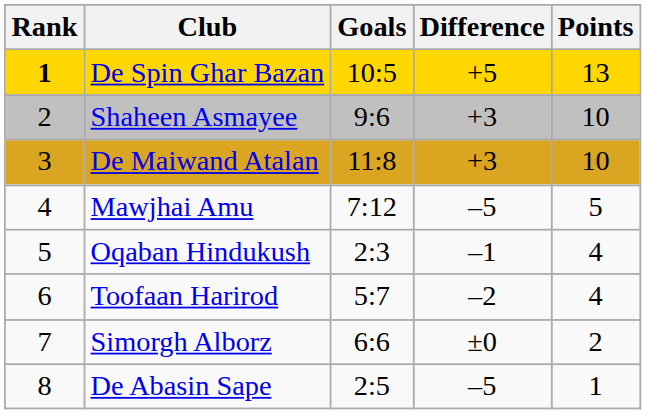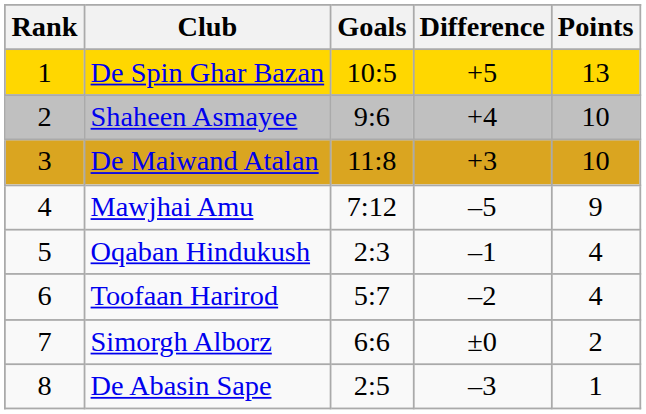(44, 71) bold -> (44, 71) normal
(482, 116) +3 -> (482, 116) +4
(596, 206) 5 -> (596, 206) 9
(482, 386) –5 -> (482, 386) –3
